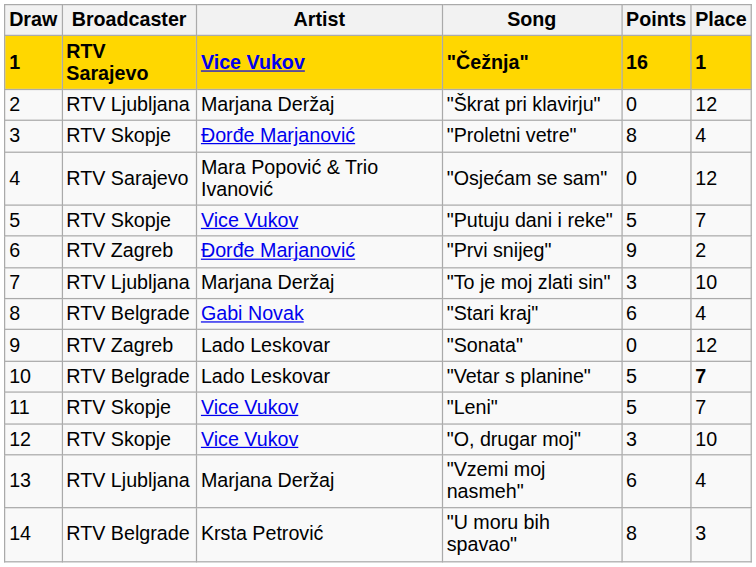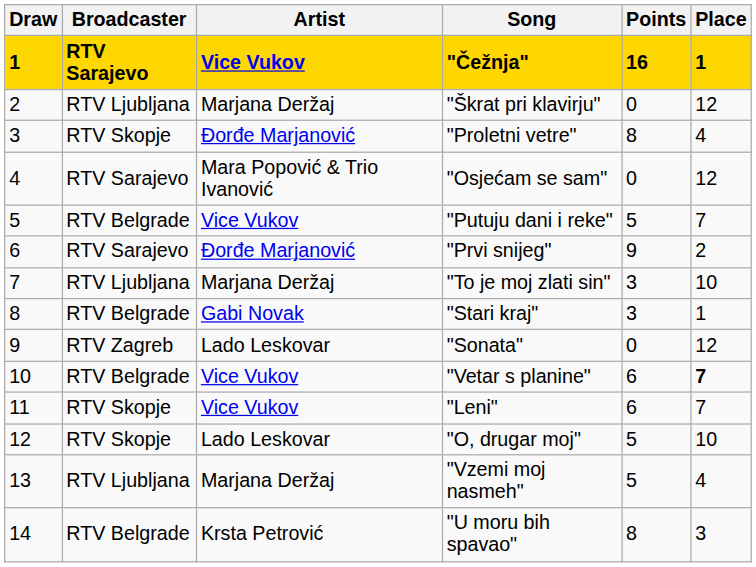(119, 220) RTV Skopje -> (128, 220) RTV Belgrade
(120, 251) RTV Zagreb -> (127, 251) RTV Sarajevo
(631, 314) 6 -> (631, 314) 3
(701, 314) 4 -> (701, 314) 1
(265, 376) Lado Leskovar -> (250, 376) Vice Vukov
(631, 376) 5 -> (631, 376) 6
(631, 407) 5 -> (631, 407) 6
(250, 438) Vice Vukov -> (265, 438) Lado Leskovar
(631, 438) 3 -> (631, 438) 5
(631, 481) 6 -> (631, 481) 5
